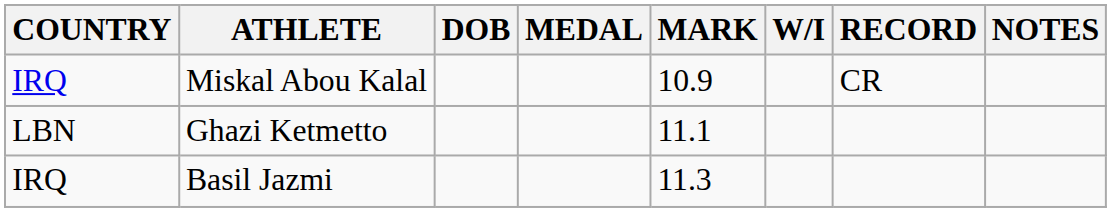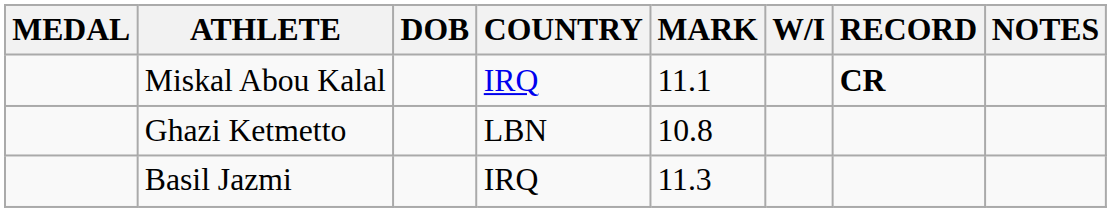columns swapped: (584, 29) <-> (92, 29)
(685, 79) 10.9 -> (685, 79) 11.1
(861, 79) normal -> (863, 79) bold
(685, 130) 11.1 -> (685, 130) 10.8
